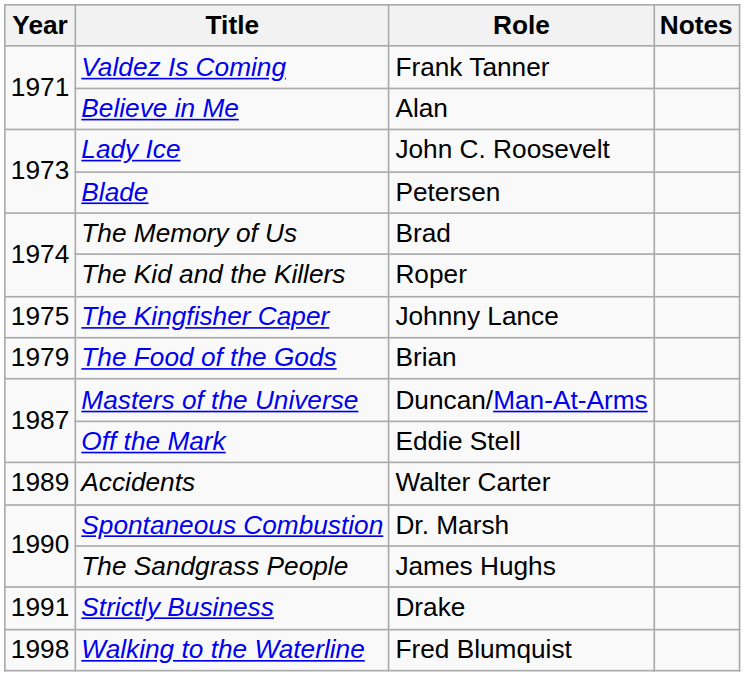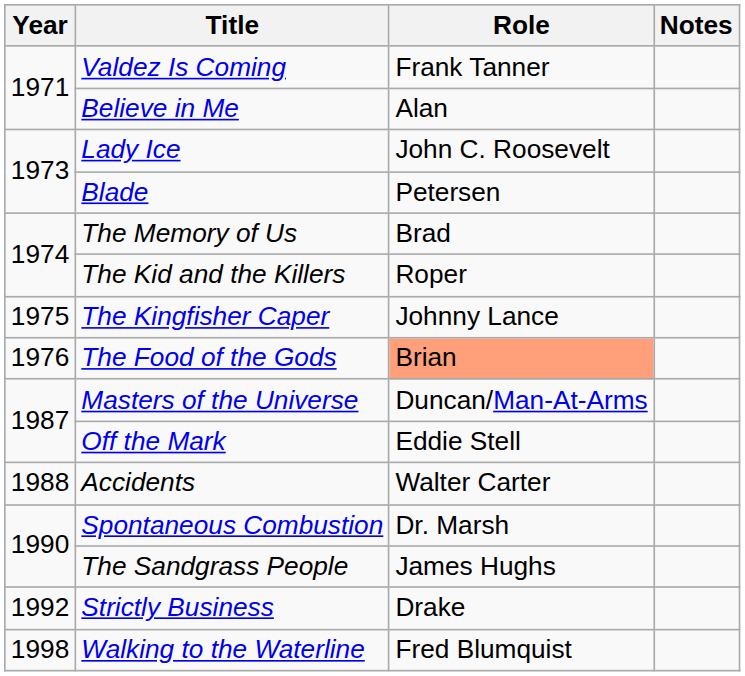(40, 358) 1979 -> (40, 358) 1976
(426, 358) no background -> (426, 358) lightsalmon background
(40, 483) 1989 -> (40, 483) 1988
(40, 607) 1991 -> (40, 607) 1992
